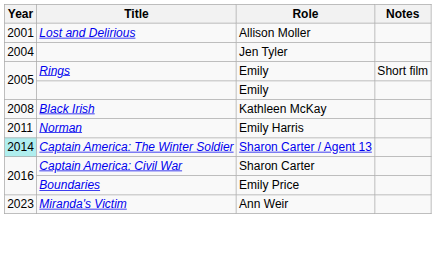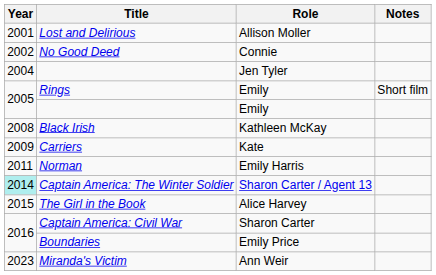+ row: (79, 52)
+ row: (61, 147)
+ row: (92, 204)
